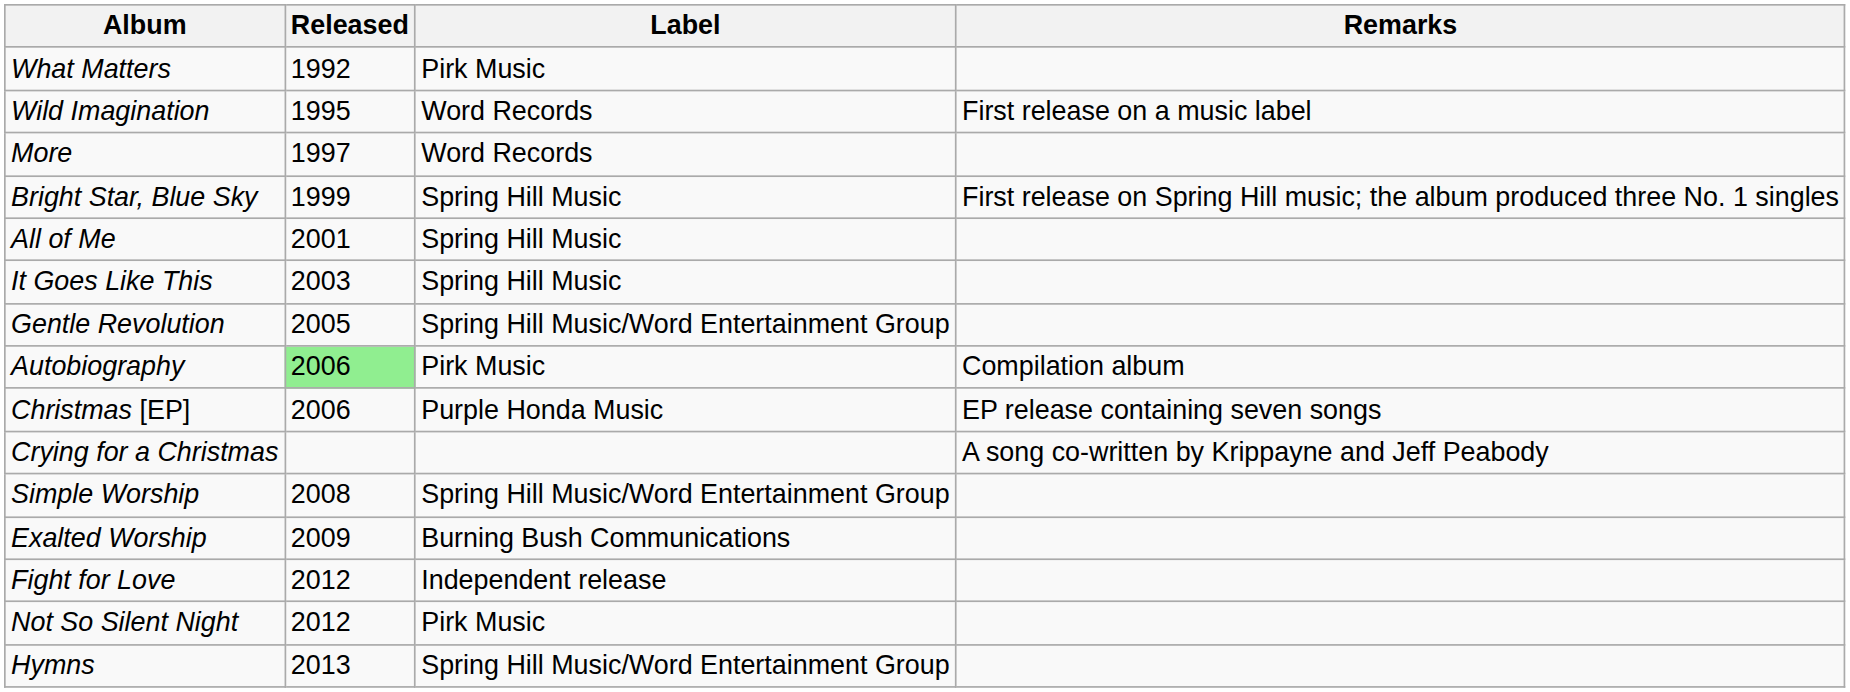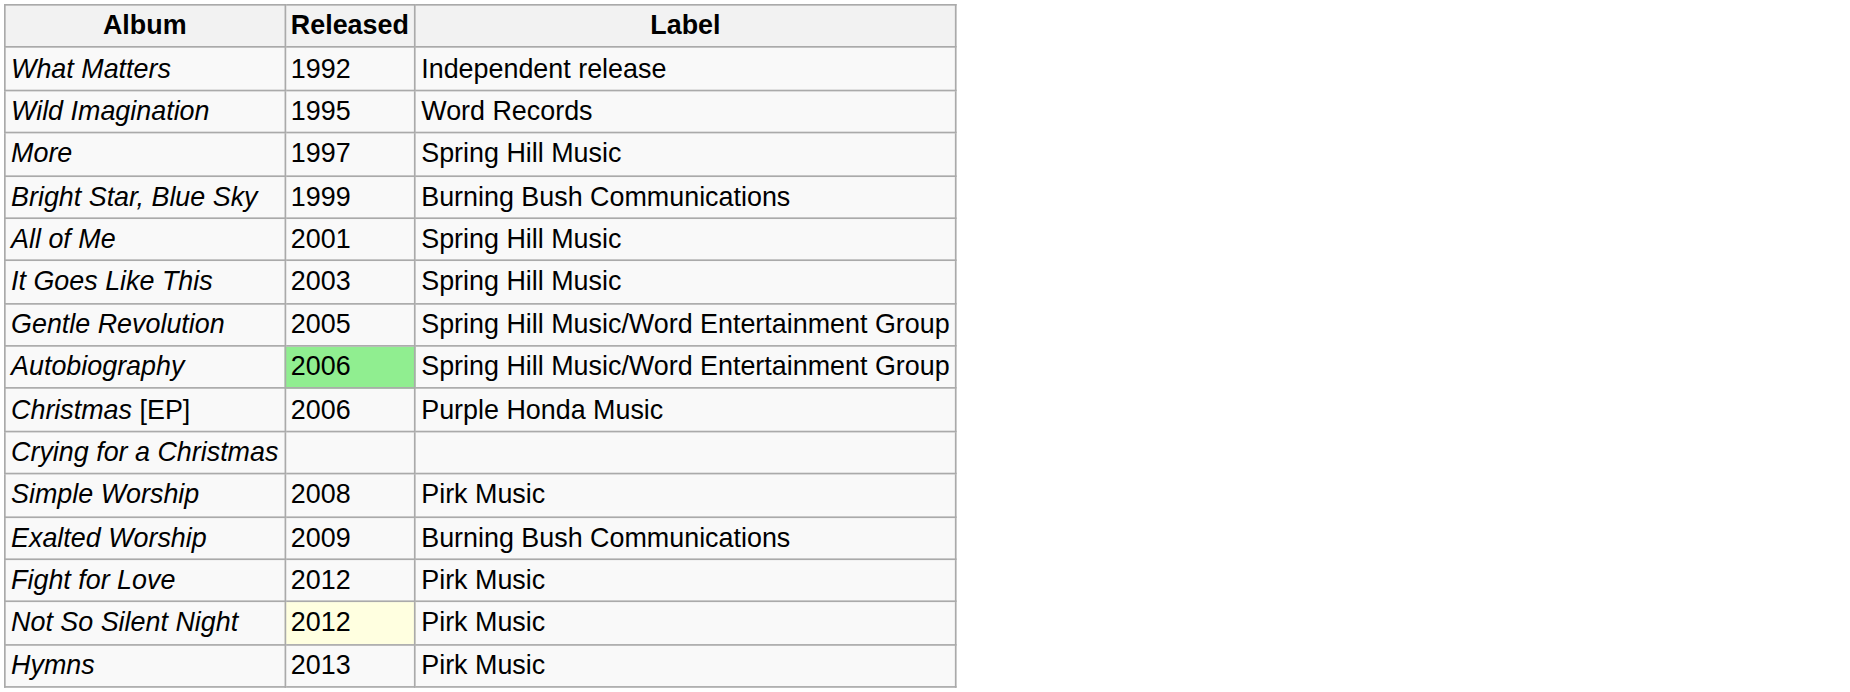- column: (1400, 25)
(483, 68) Pirk Music -> (544, 68) Independent release
(507, 153) Word Records -> (521, 153) Spring Hill Music
(521, 196) Spring Hill Music -> (606, 196) Burning Bush Communications
(483, 366) Pirk Music -> (685, 366) Spring Hill Music/Word Entertainment Group
(685, 494) Spring Hill Music/Word Entertainment Group -> (483, 494) Pirk Music
(544, 580) Independent release -> (483, 580) Pirk Music
(321, 622) no background -> (321, 622) lightyellow background
(685, 665) Spring Hill Music/Word Entertainment Group -> (483, 665) Pirk Music
